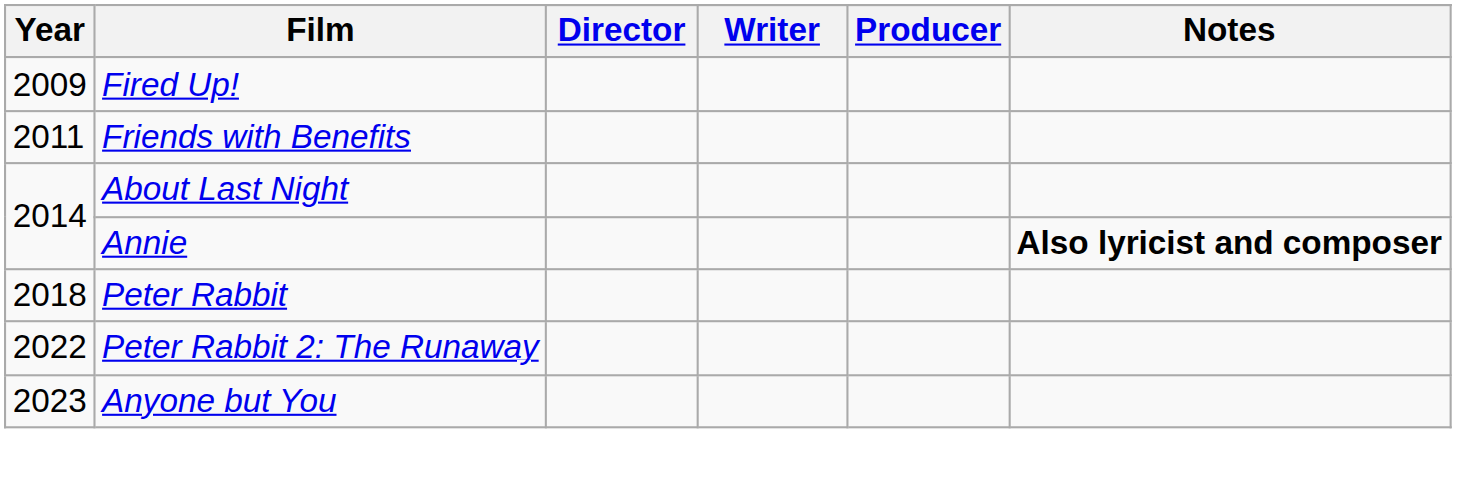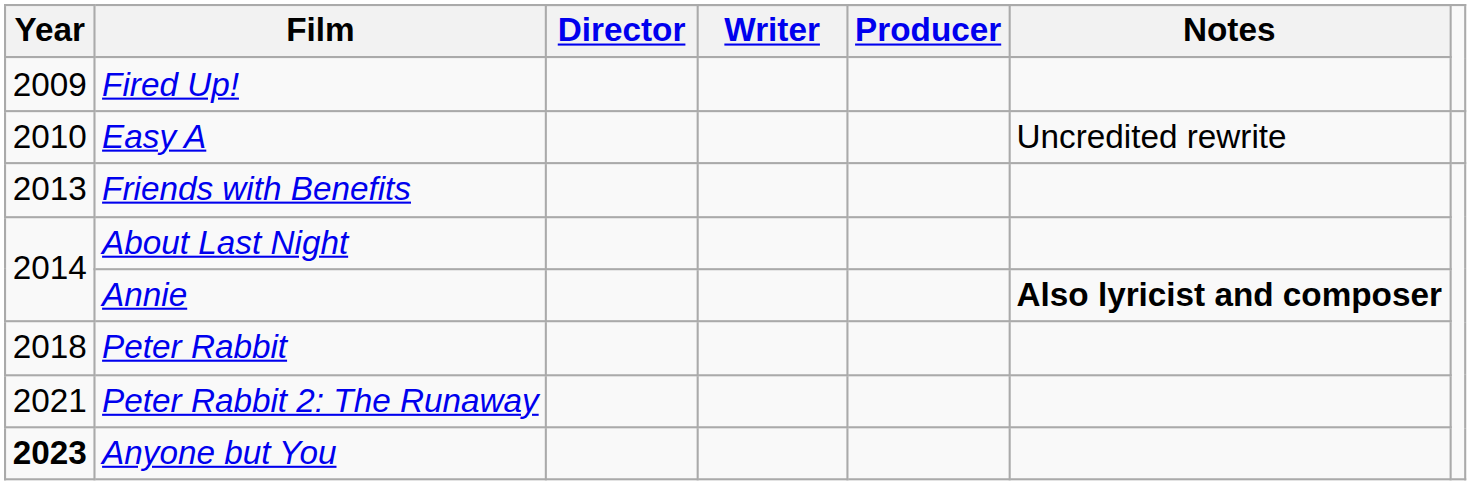+ row: (154, 136)
(48, 136) 2011 -> (50, 189) 2013
(50, 347) 2022 -> (50, 400) 2021
(50, 400) normal -> (50, 453) bold
